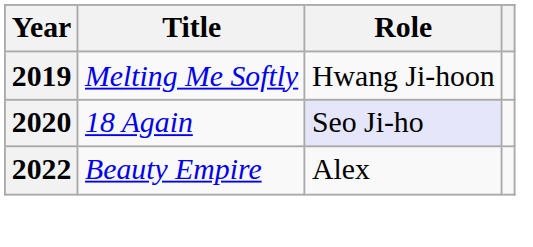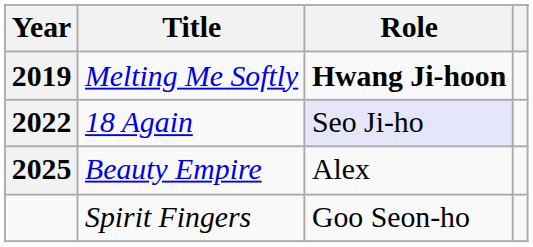(403, 75) normal -> (409, 75) bold
(42, 122) 2020 -> (42, 122) 2022
(42, 169) 2022 -> (42, 169) 2025
+ row: (168, 216)
